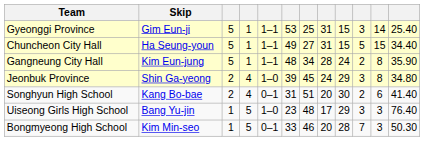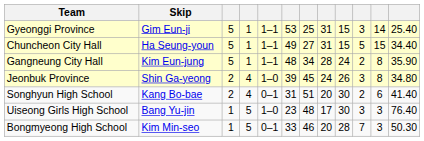(344, 78) 29 -> (344, 78) 26
(344, 111) 29 -> (344, 111) 30
